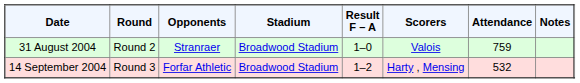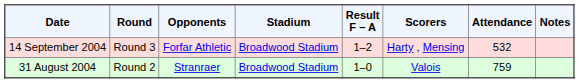rows swapped: (58, 48) <-> (58, 67)
